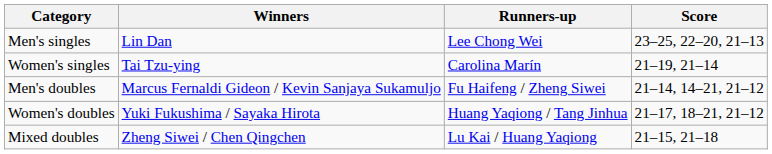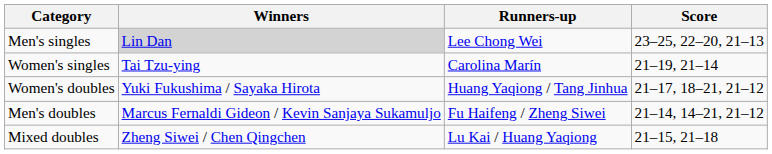(147, 40) no background -> (147, 40) lightgrey background
rows swapped: (52, 88) <-> (61, 112)
